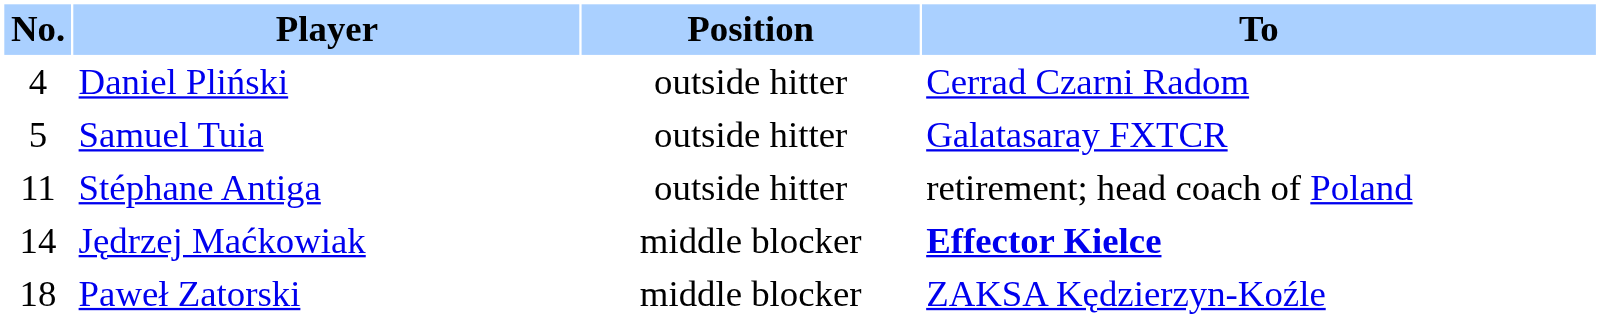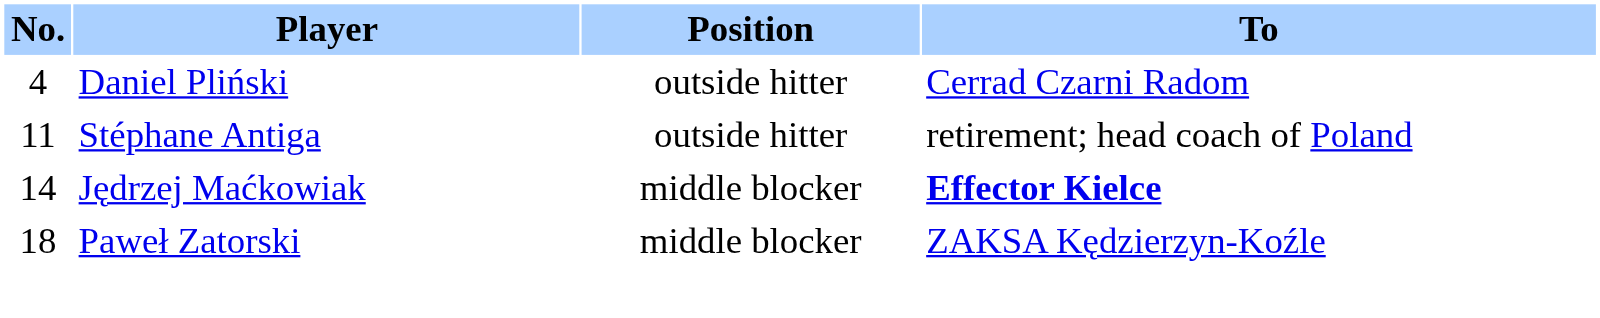- row: (171, 134)
